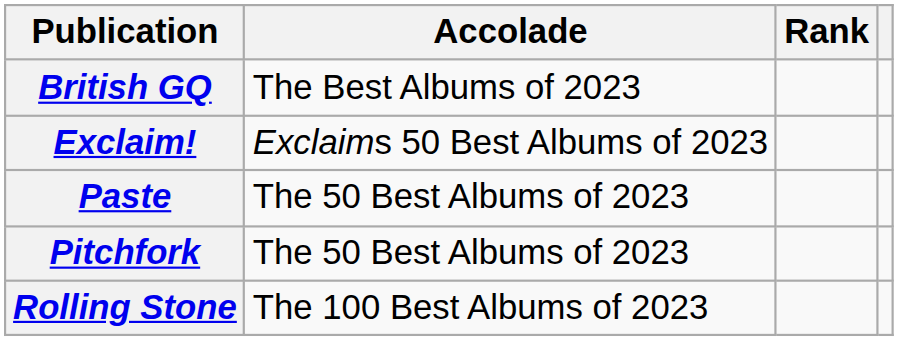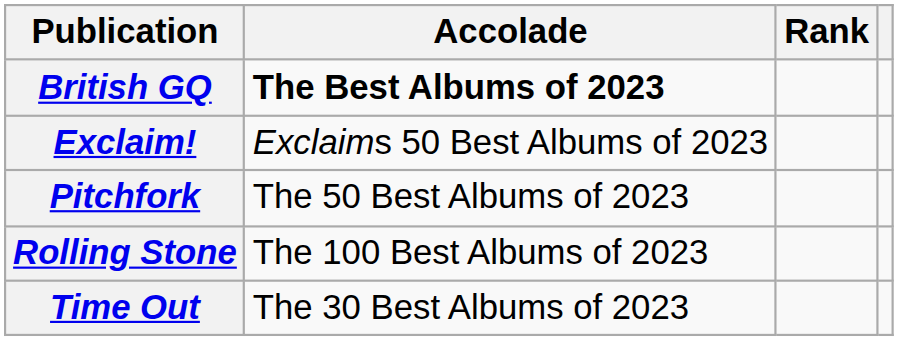(447, 87) normal -> (459, 87) bold
- row: (125, 197)
+ row: (125, 307)
